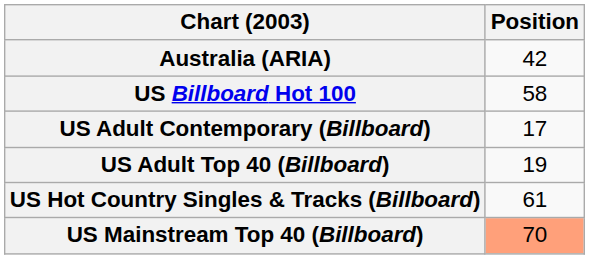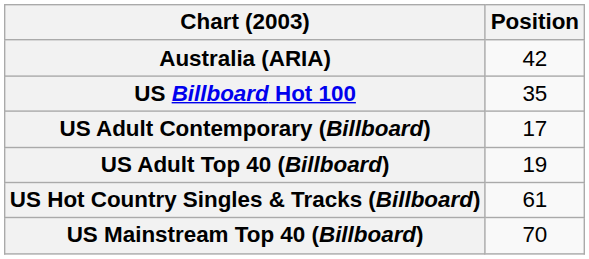(535, 93) 58 -> (535, 93) 35
(535, 235) lightsalmon background -> (535, 235) no background
